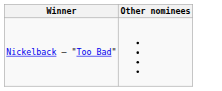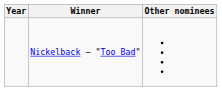+ column: (16, 11)
